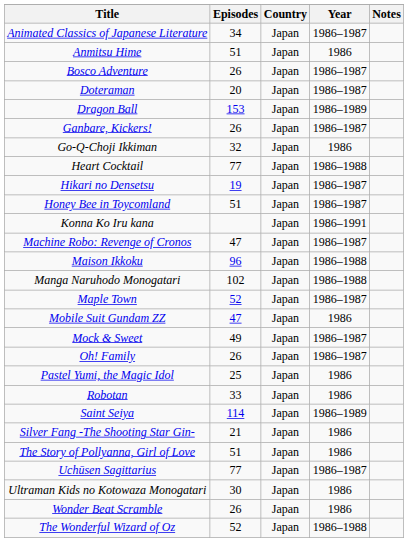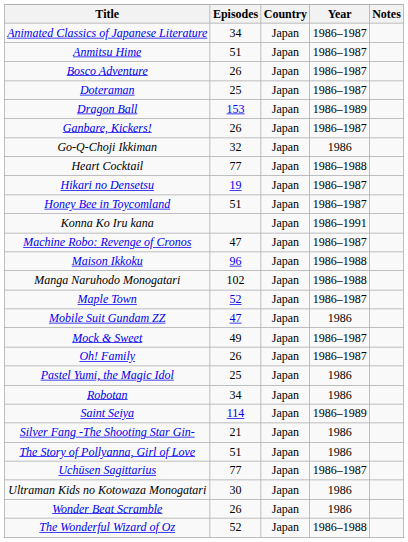(340, 52) 1986 -> (340, 52) 1986–1987
(236, 90) 20 -> (236, 90) 25
(236, 394) 33 -> (236, 394) 34
